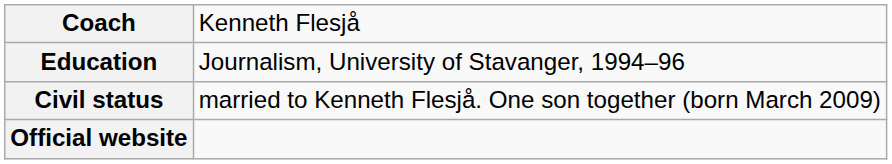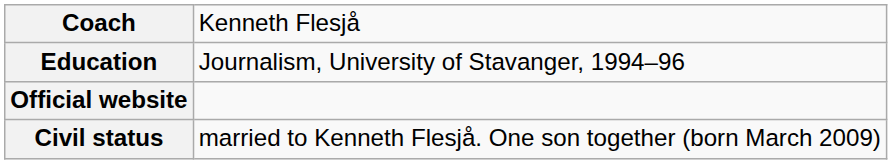rows swapped: (99, 100) <-> (99, 138)
